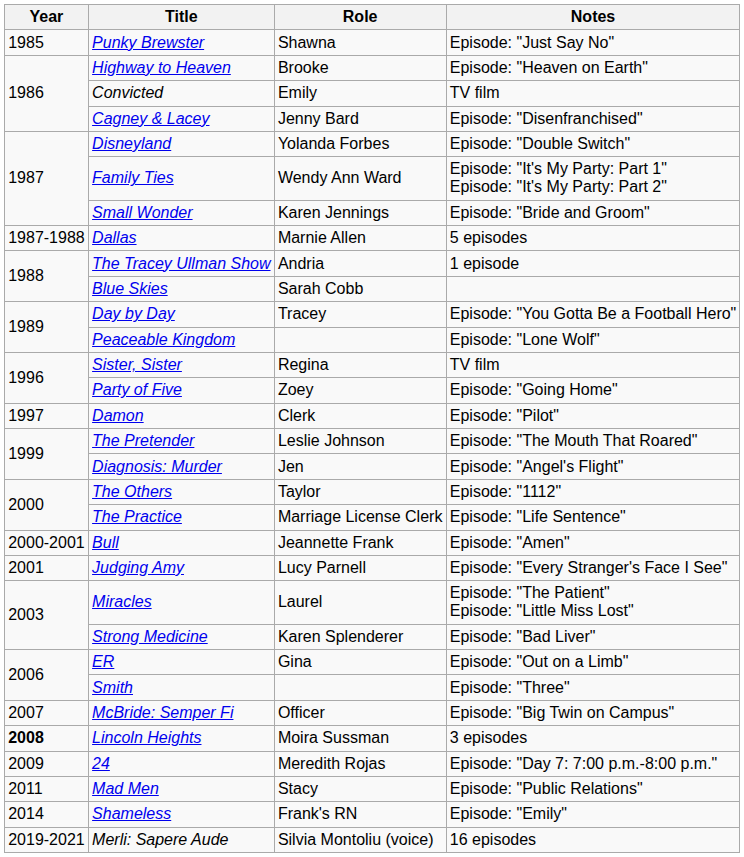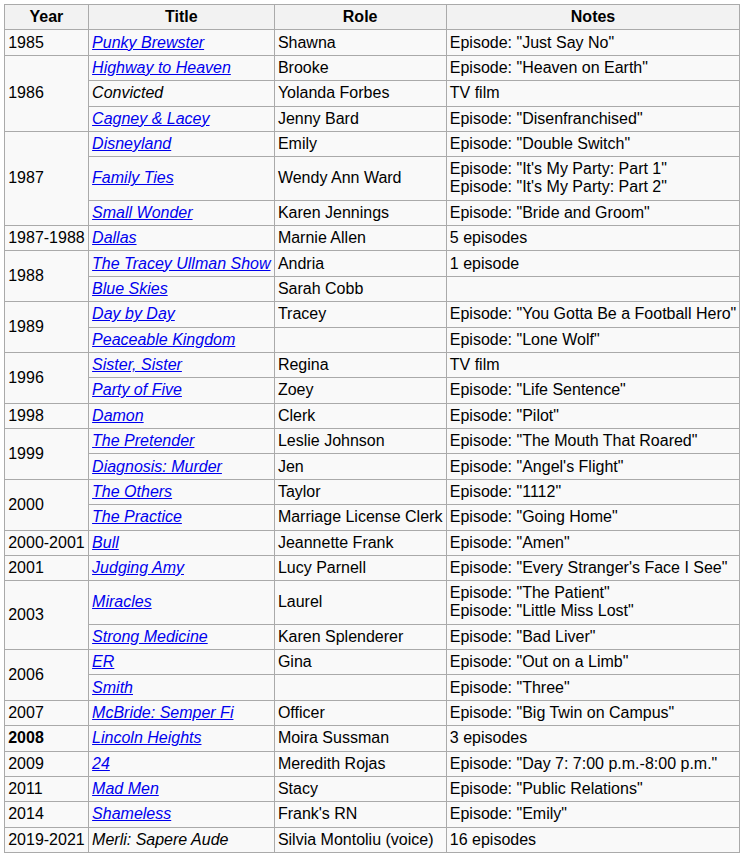(297, 93) Emily -> (334, 93) Yolanda Forbes
(334, 144) Yolanda Forbes -> (297, 144) Emily
(534, 390) Episode: "Going Home" -> (538, 390) Episode: "Life Sentence"
(26, 415) 1997 -> (26, 415) 1998
(538, 517) Episode: "Life Sentence" -> (534, 517) Episode: "Going Home"
